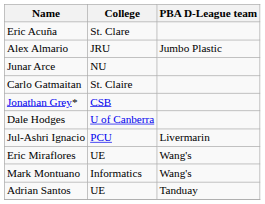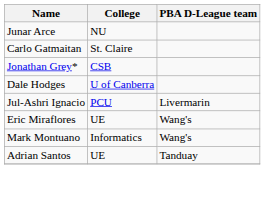- row: (32, 31)
- row: (38, 48)
